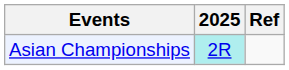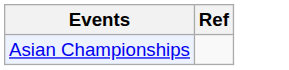- column: (220, 20)
